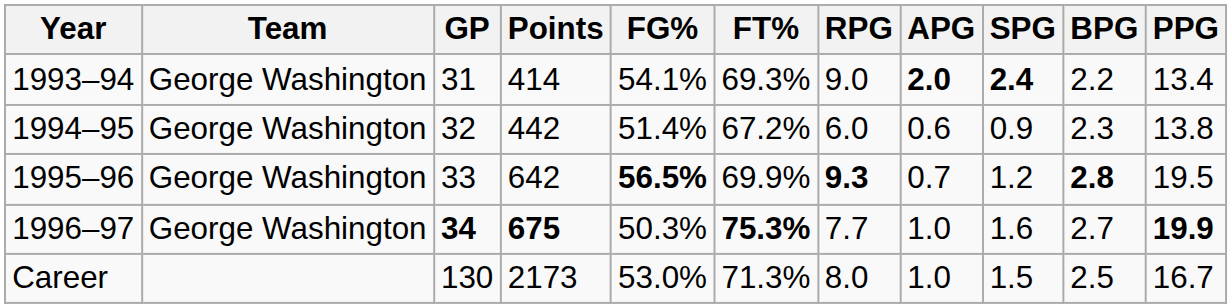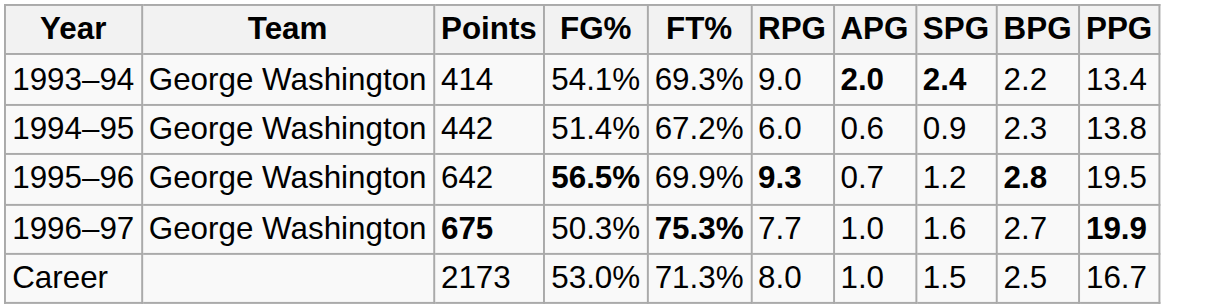- column: (467, 29)
